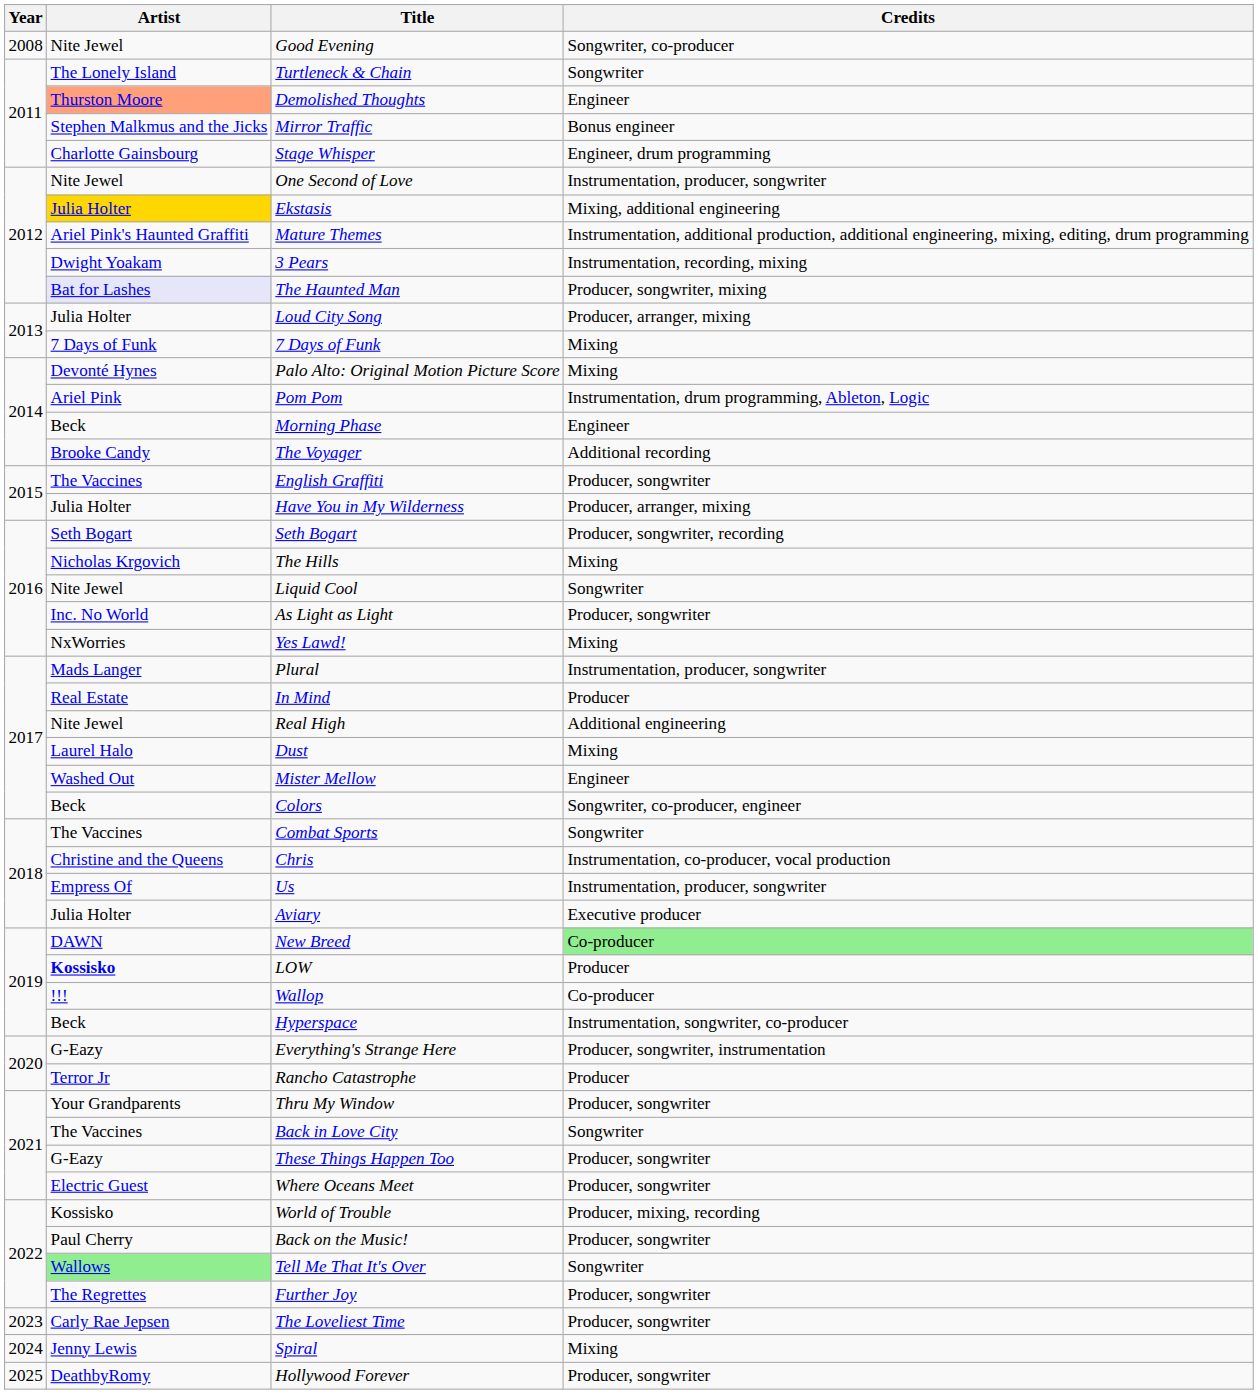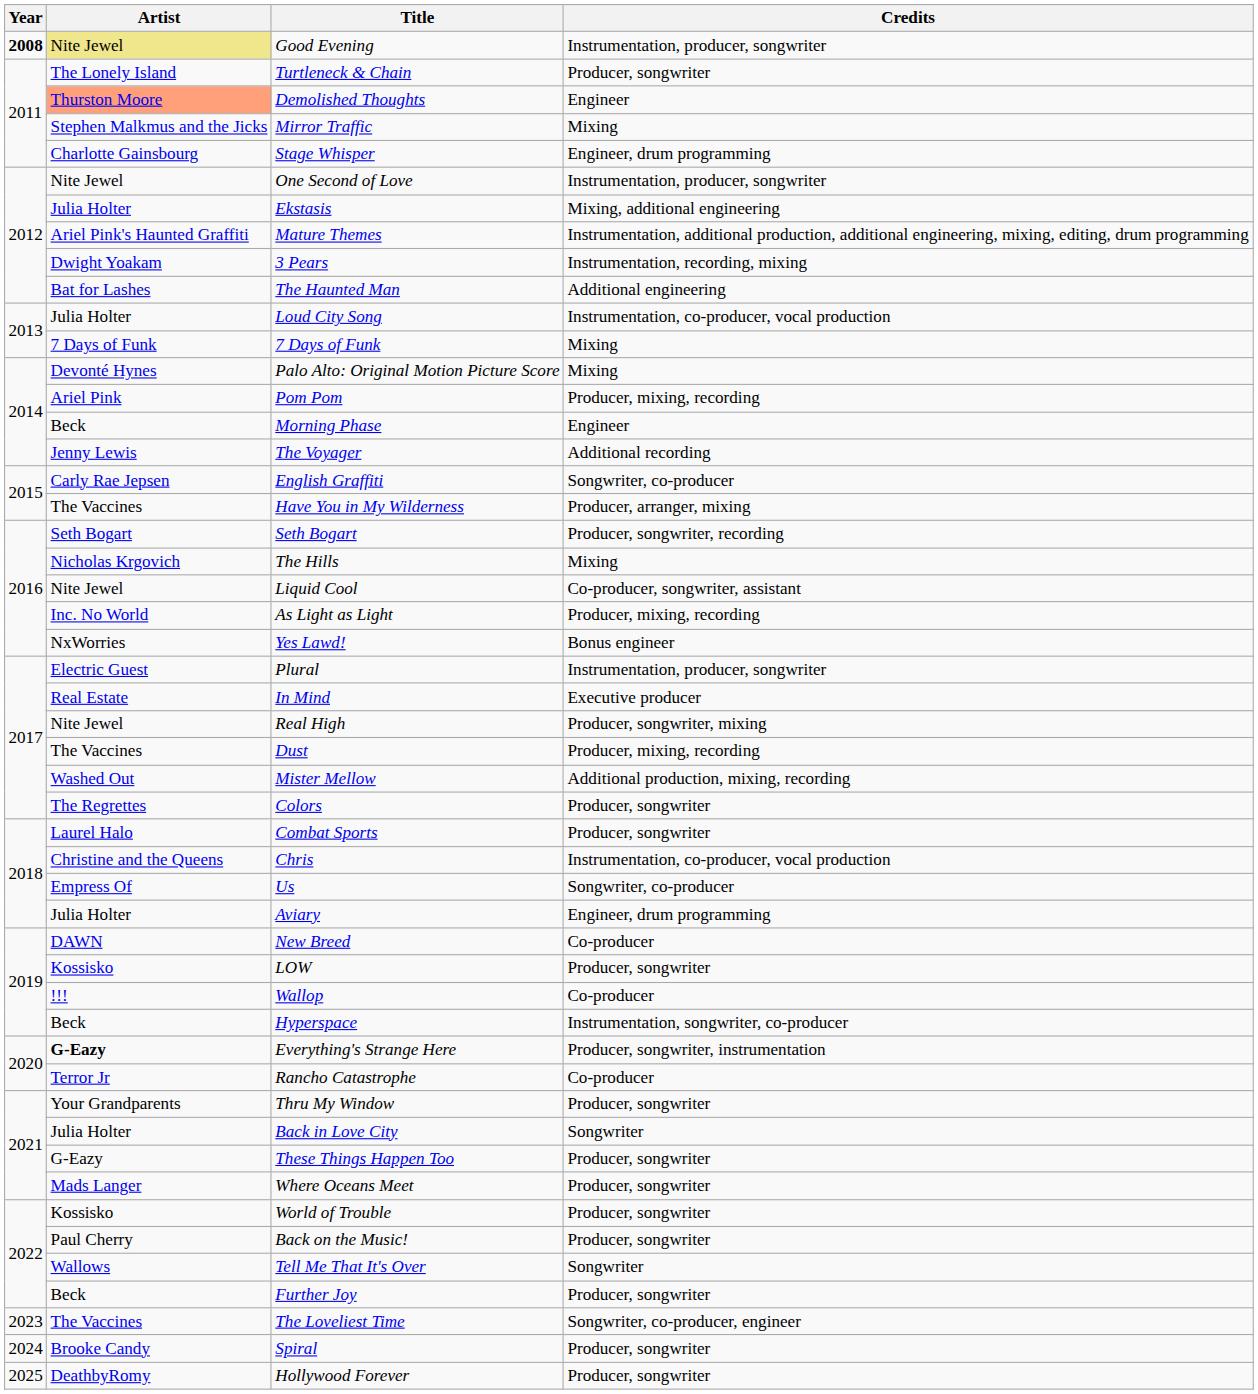(26, 45) normal -> (26, 45) bold
(87, 45) no background -> (87, 45) khaki background
(651, 45) Songwriter, co-producer -> (697, 45) Instrumentation, producer, songwriter
(605, 72) Songwriter -> (639, 72) Producer, songwriter
(621, 126) Bonus engineer -> (593, 126) Mixing
(91, 208) gold background -> (91, 208) no background
(101, 289) lavender background -> (101, 289) no background
(667, 289) Producer, songwriter, mixing -> (647, 289) Additional engineering
(659, 316) Producer, arranger, mixing -> (729, 316) Instrumentation, co-producer, vocal production
(748, 398) Instrumentation, drum programming, Ableton, Logic -> (664, 398) Producer, mixing, recording
(100, 452) Brooke Candy -> (94, 452) Jenny Lewis
(96, 479) The Vaccines -> (110, 479) Carly Rae Jepsen
(639, 479) Producer, songwriter -> (651, 479) Songwriter, co-producer
(91, 506) Julia Holter -> (96, 506) The Vaccines
(605, 588) Songwriter -> (684, 588) Co-producer, songwriter, assistant
(639, 615) Producer, songwriter -> (664, 615) Producer, mixing, recording
(593, 642) Mixing -> (621, 642) Bonus engineer
(96, 669) Mads Langer -> (99, 669) Electric Guest
(598, 696) Producer -> (634, 696) Executive producer
(647, 724) Additional engineering -> (667, 724) Producer, songwriter, mixing
(92, 751) Laurel Halo -> (96, 751) The Vaccines
(593, 751) Mixing -> (664, 751) Producer, mixing, recording
(598, 778) Engineer -> (709, 778) Additional production, mixing, recording
(68, 805) Beck -> (98, 805) The Regrettes
(684, 805) Songwriter, co-producer, engineer -> (639, 805) Producer, songwriter
(96, 832) The Vaccines -> (92, 832) Laurel Halo
(605, 832) Songwriter -> (639, 832) Producer, songwriter
(697, 886) Instrumentation, producer, songwriter -> (651, 886) Songwriter, co-producer
(634, 914) Executive producer -> (669, 914) Engineer, drum programming
(611, 941) lightgreen background -> (611, 941) no background
(83, 968) bold -> (82, 968) normal
(598, 968) Producer -> (639, 968) Producer, songwriter
(77, 1049) normal -> (78, 1049) bold
(598, 1076) Producer -> (611, 1076) Co-producer
(96, 1131) The Vaccines -> (91, 1131) Julia Holter
(99, 1185) Electric Guest -> (96, 1185) Mads Langer
(664, 1212) Producer, mixing, recording -> (639, 1212) Producer, songwriter
(80, 1267) lightgreen background -> (80, 1267) no background
(98, 1294) The Regrettes -> (68, 1294) Beck
(110, 1321) Carly Rae Jepsen -> (96, 1321) The Vaccines
(639, 1321) Producer, songwriter -> (684, 1321) Songwriter, co-producer, engineer
(94, 1348) Jenny Lewis -> (100, 1348) Brooke Candy
(593, 1348) Mixing -> (639, 1348) Producer, songwriter
